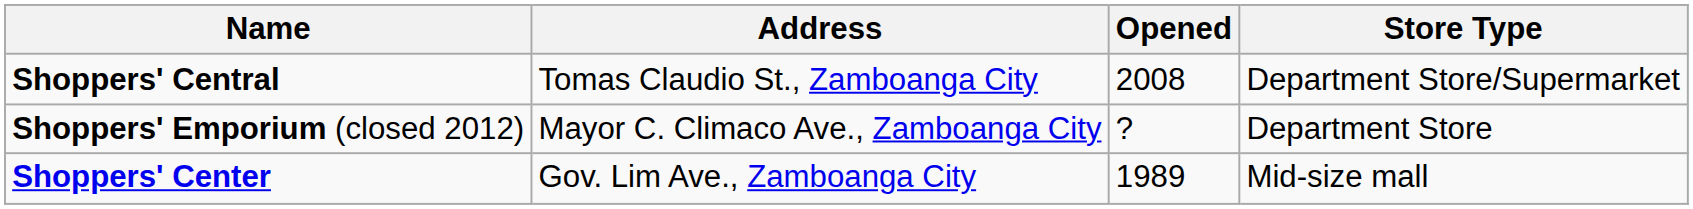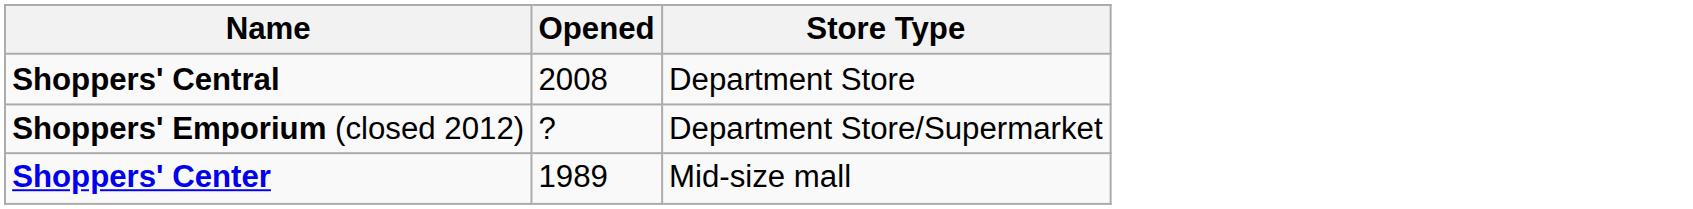- column: (820, 29)
(1463, 78) Department Store/Supermarket -> (792, 78) Department Store
(1370, 128) Department Store -> (886, 128) Department Store/Supermarket
